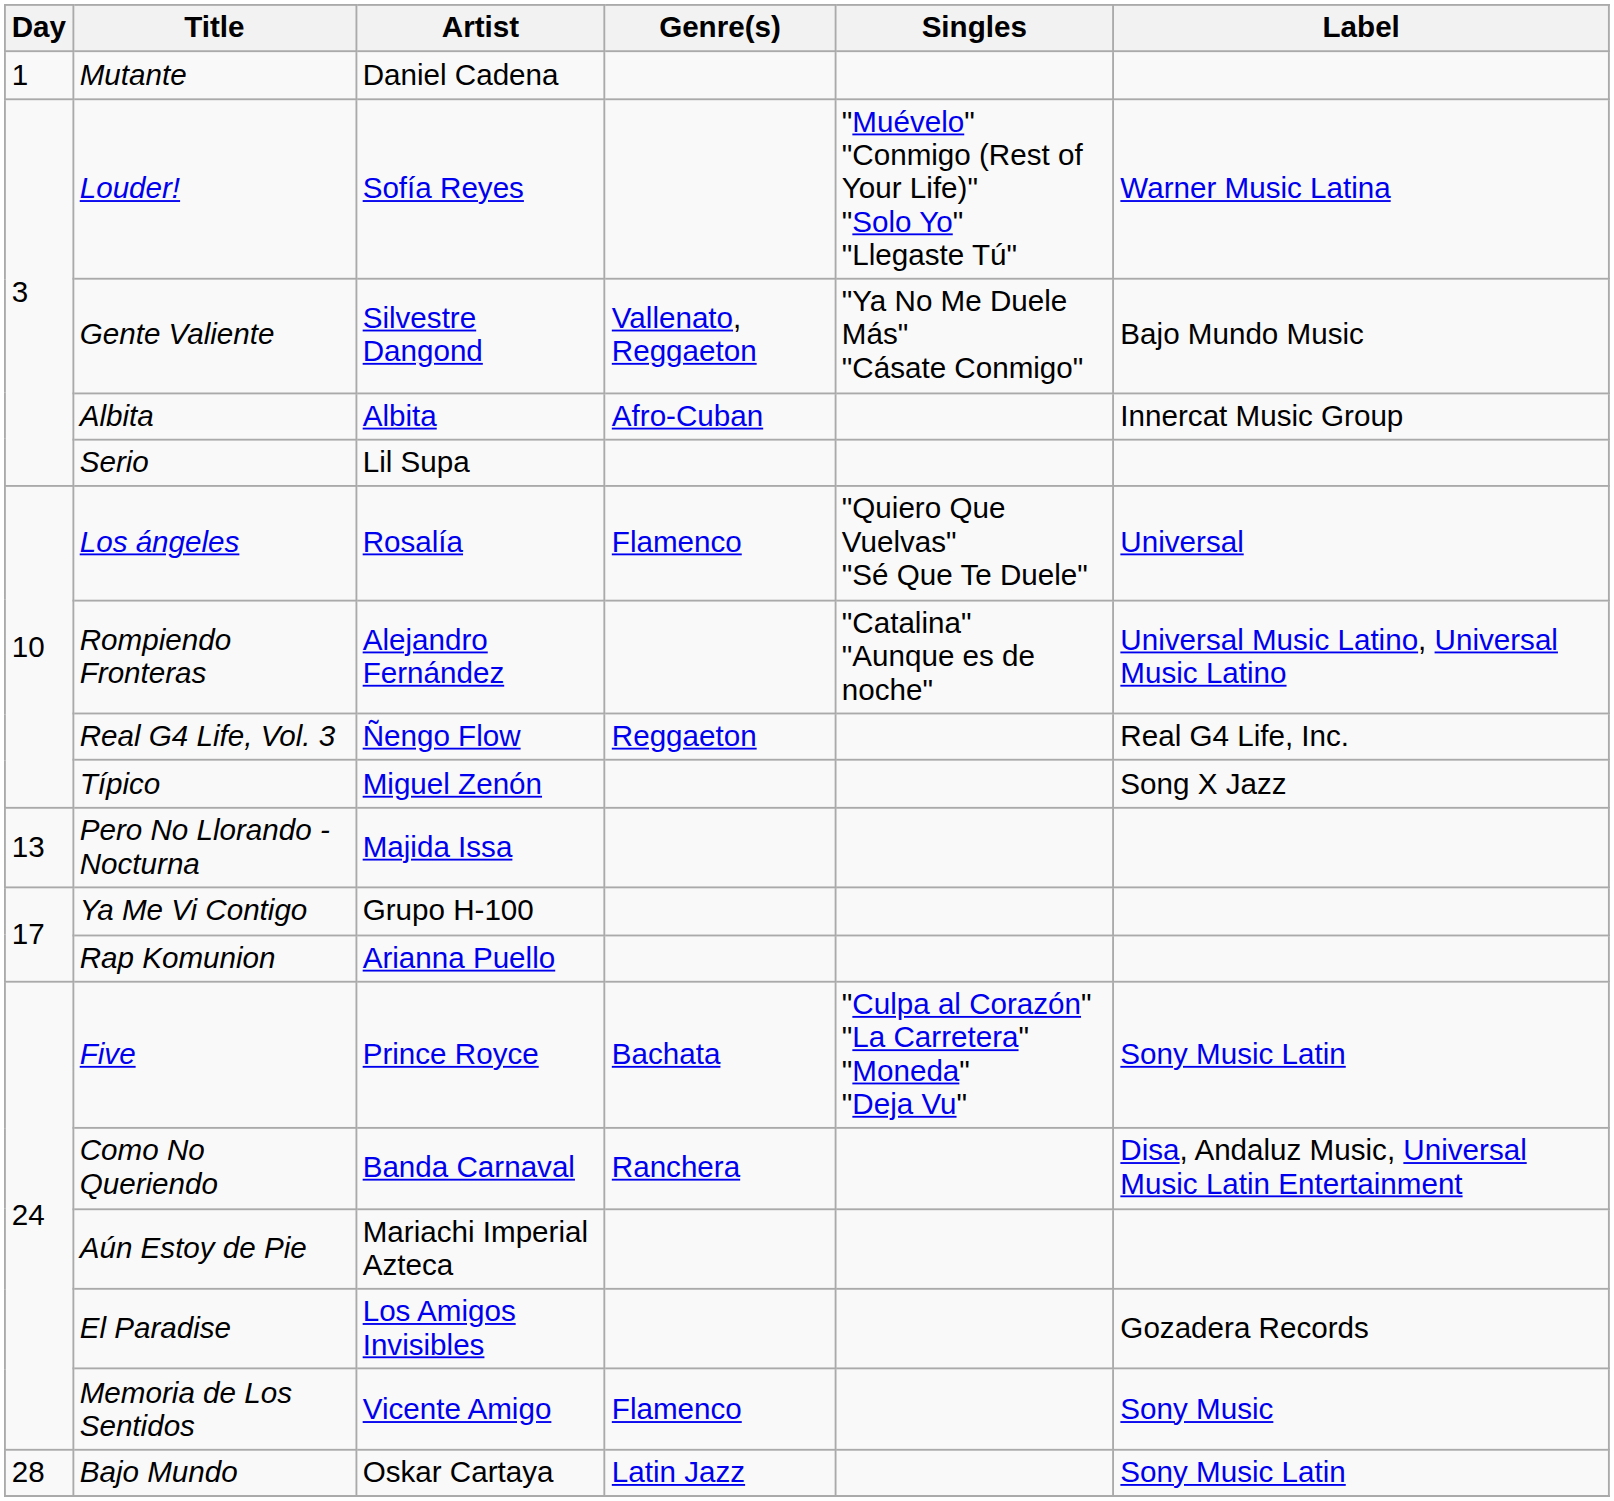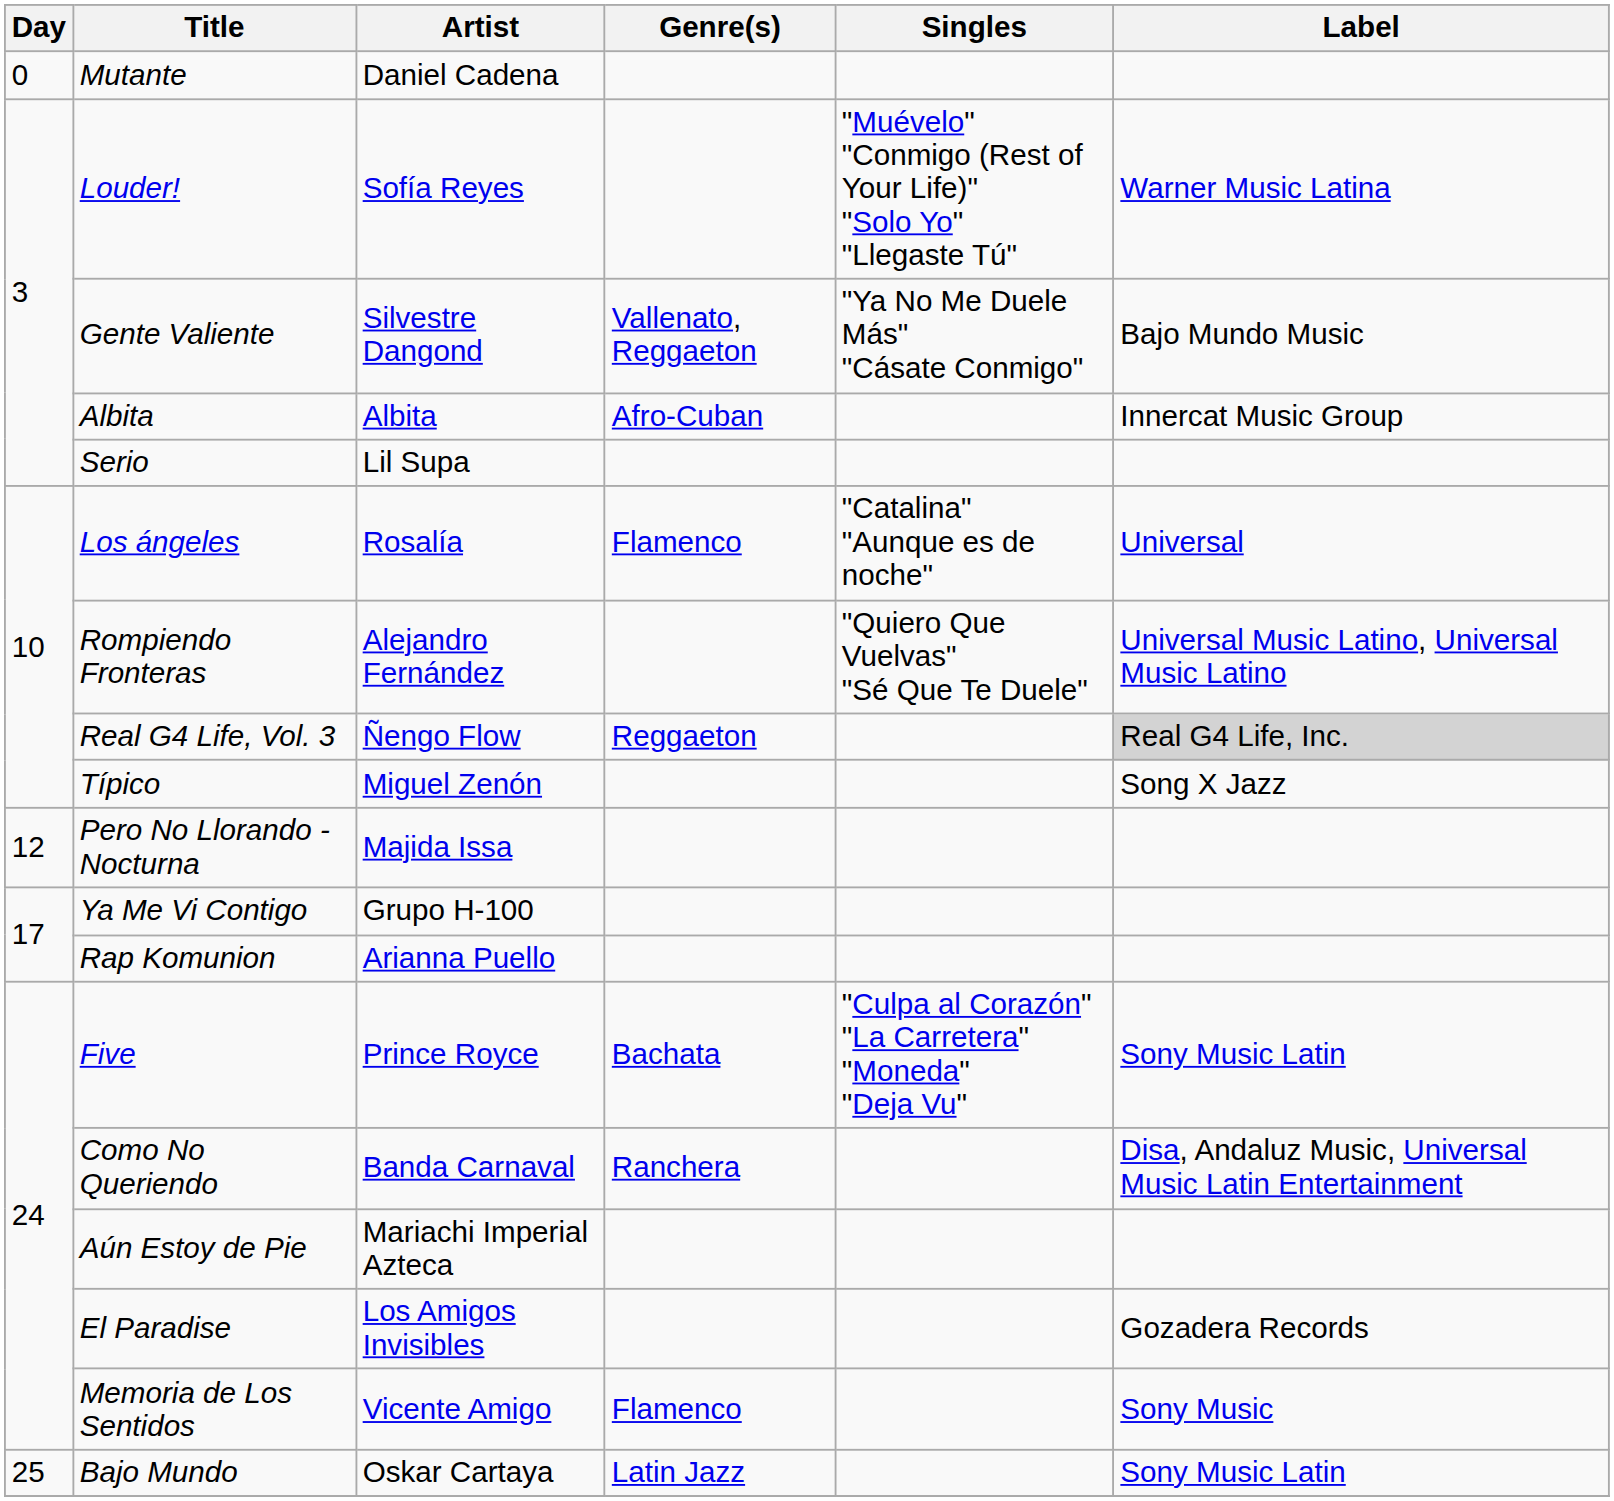(20, 74) 1 -> (20, 74) 0
(965, 542) "Quiero Que Vuelvas" "Sé Que Te Duele" -> (938, 542) "Catalina" "Aunque es de noche"
(938, 656) "Catalina" "Aunque es de noche" -> (965, 656) "Quiero Que Vuelvas" "Sé Que Te Duele"
(1235, 736) no background -> (1235, 736) lightgrey background
(28, 847) 13 -> (28, 847) 12
(28, 1472) 28 -> (28, 1472) 25
